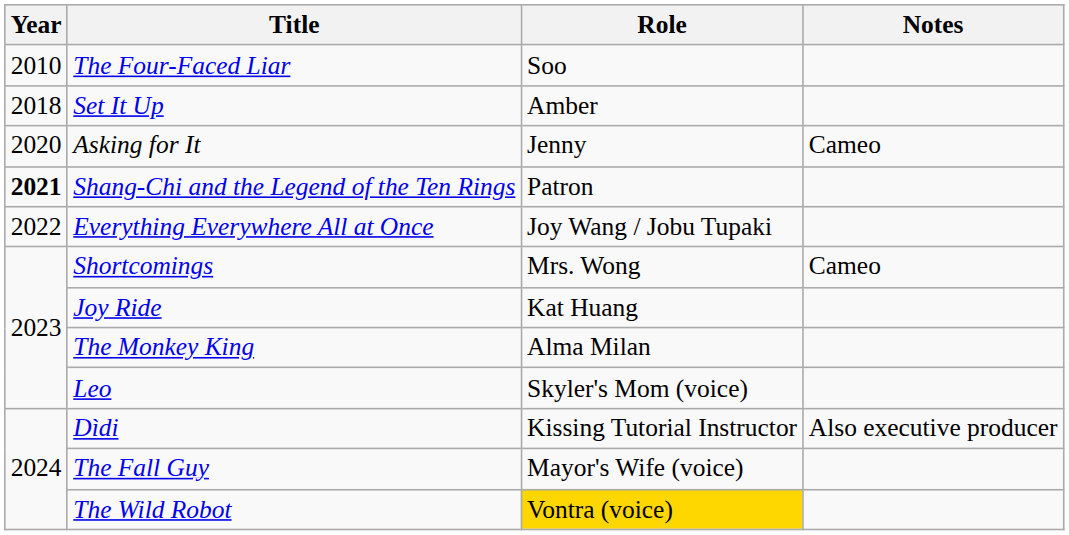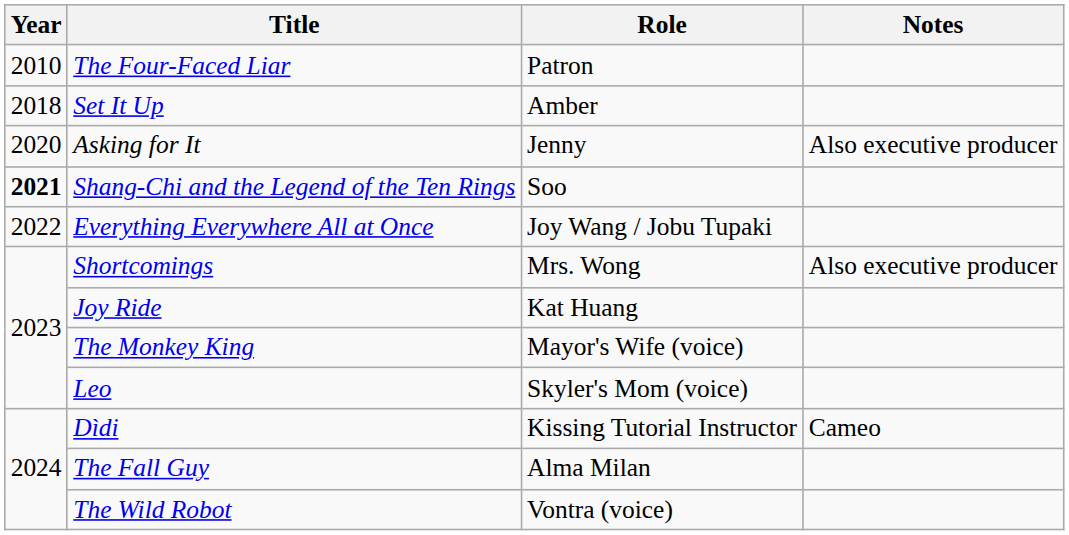(547, 65) Soo -> (560, 65) Patron
(845, 145) Cameo -> (933, 145) Also executive producer
(560, 186) Patron -> (547, 186) Soo
(845, 266) Cameo -> (933, 266) Also executive producer
(589, 347) Alma Milan -> (635, 347) Mayor's Wife (voice)
(933, 428) Also executive producer -> (845, 428) Cameo
(635, 468) Mayor's Wife (voice) -> (589, 468) Alma Milan
(600, 508) gold background -> (600, 508) no background
